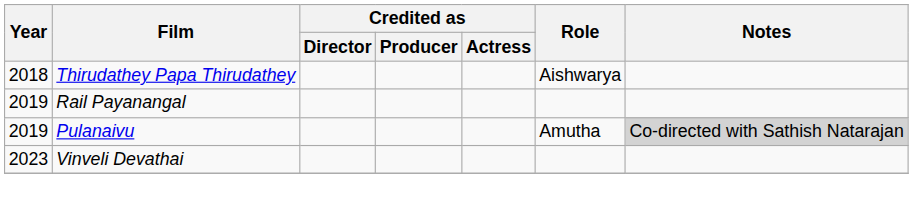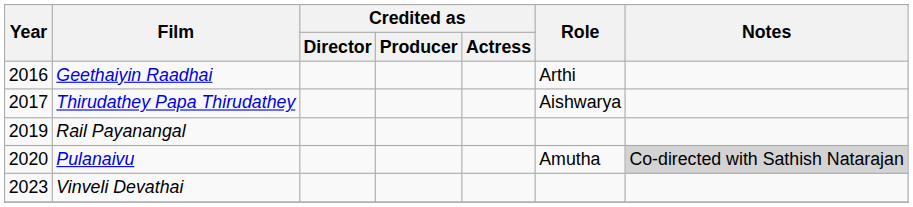+ row: (134, 74)
(28, 74) 2018 -> (28, 103) 2017
(28, 131) 2019 -> (28, 159) 2020
